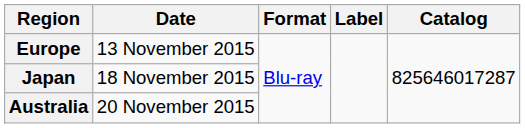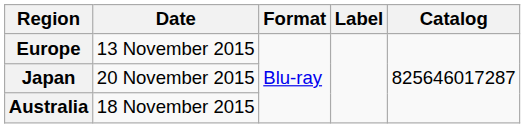(176, 78) 18 November 2015 -> (176, 78) 20 November 2015
(176, 107) 20 November 2015 -> (176, 107) 18 November 2015
